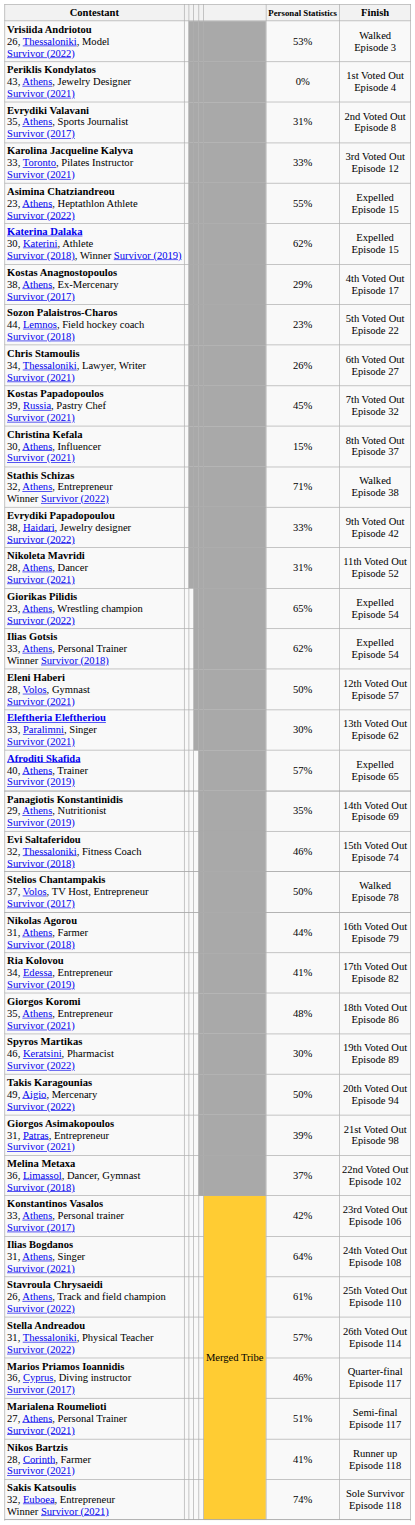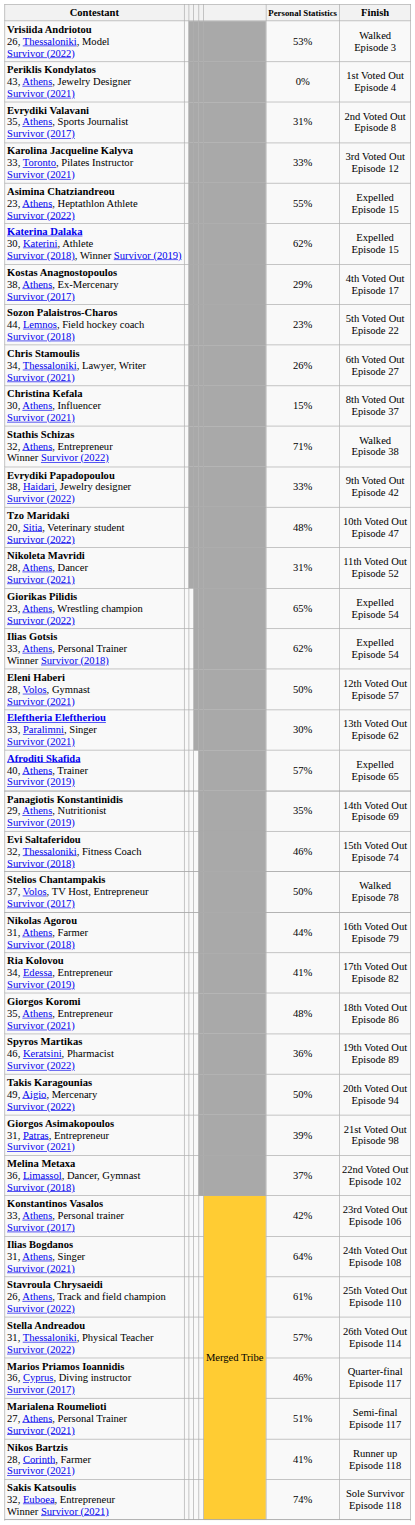- row: (56, 406)
+ row: (66, 527)
(303, 1054) 30% -> (303, 1054) 36%
